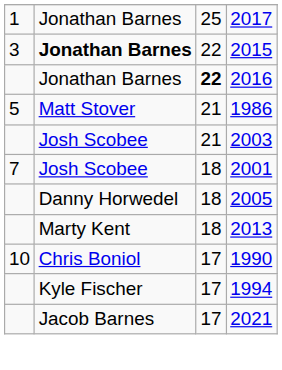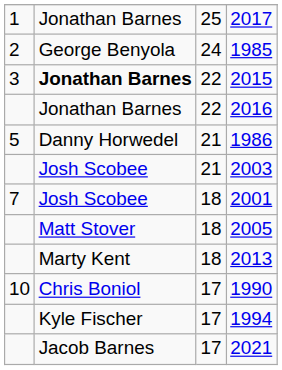+ row: (251, 49)
(211, 79) bold -> (211, 109) normal
(87, 109) Matt Stover -> (108, 139) Danny Horwedel
(108, 199) Danny Horwedel -> (87, 229) Matt Stover
